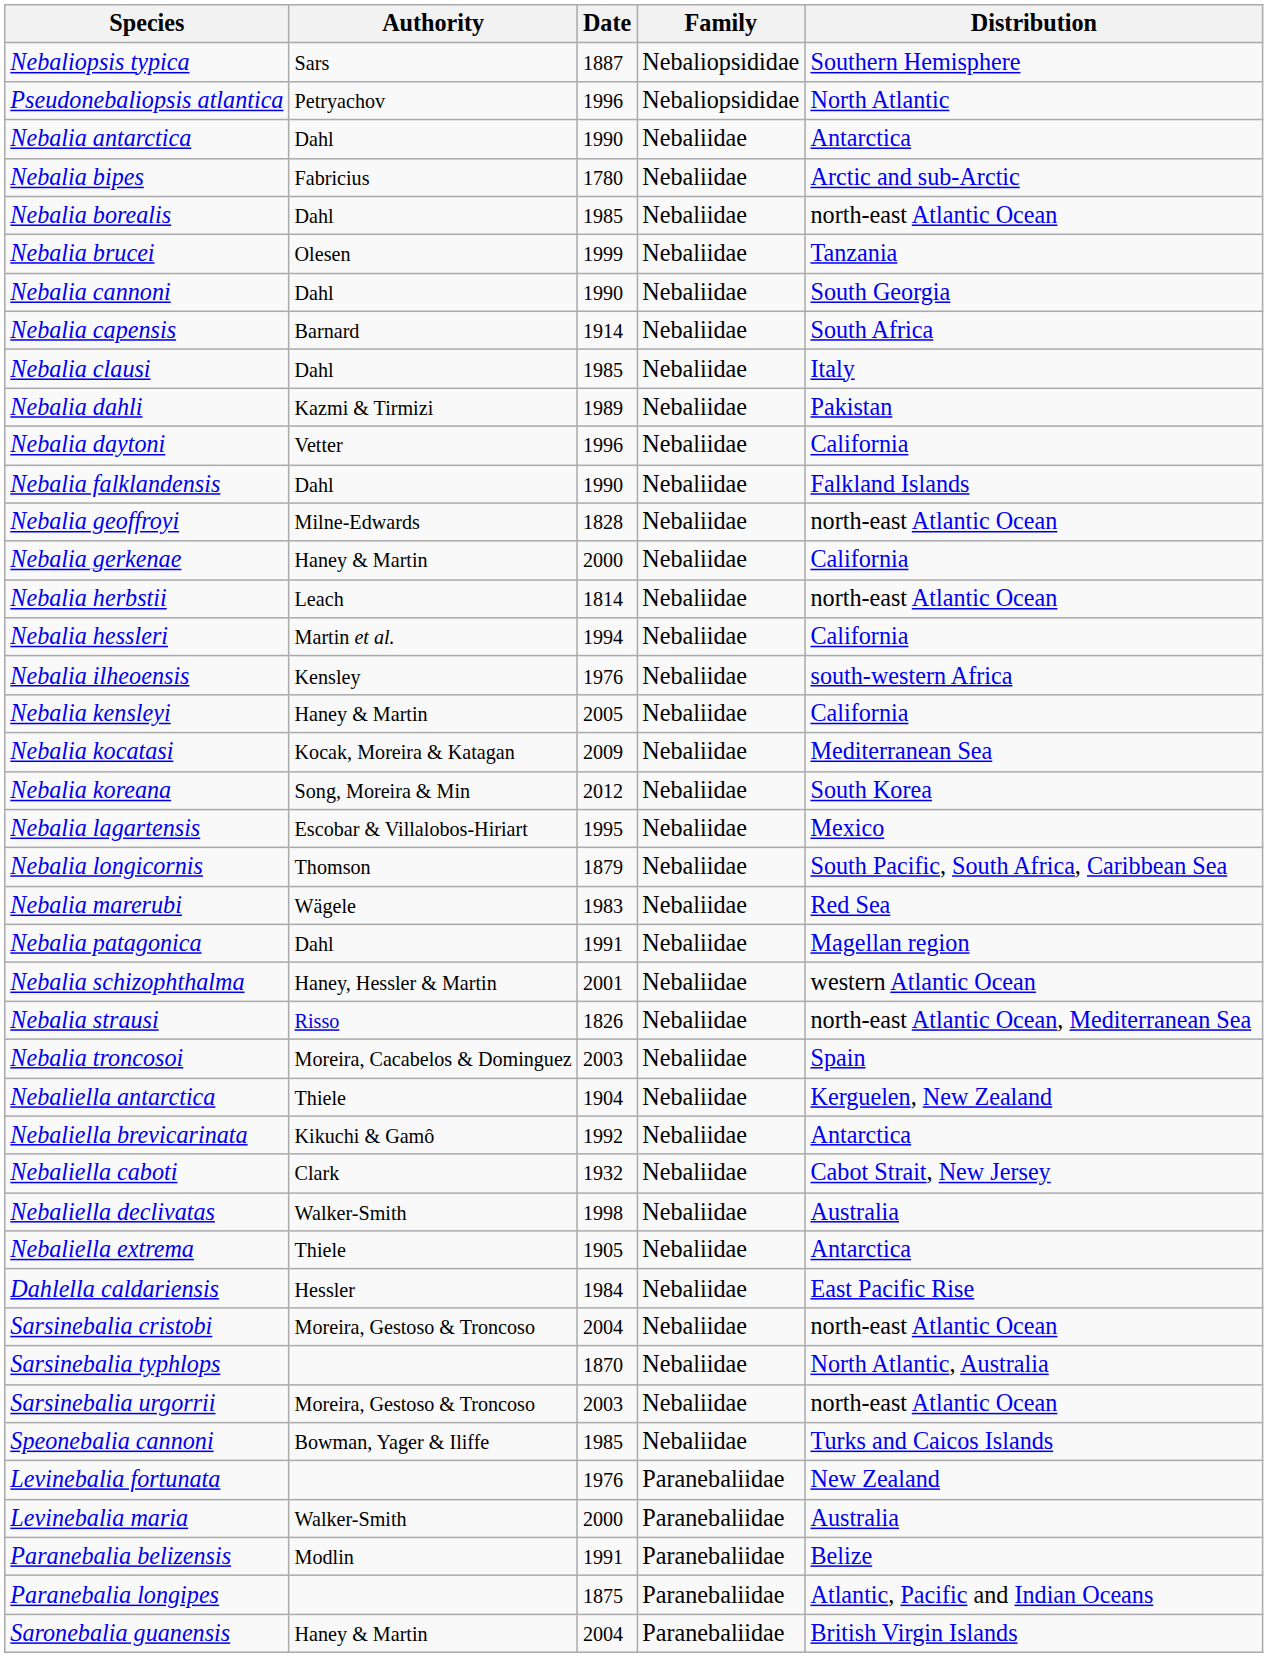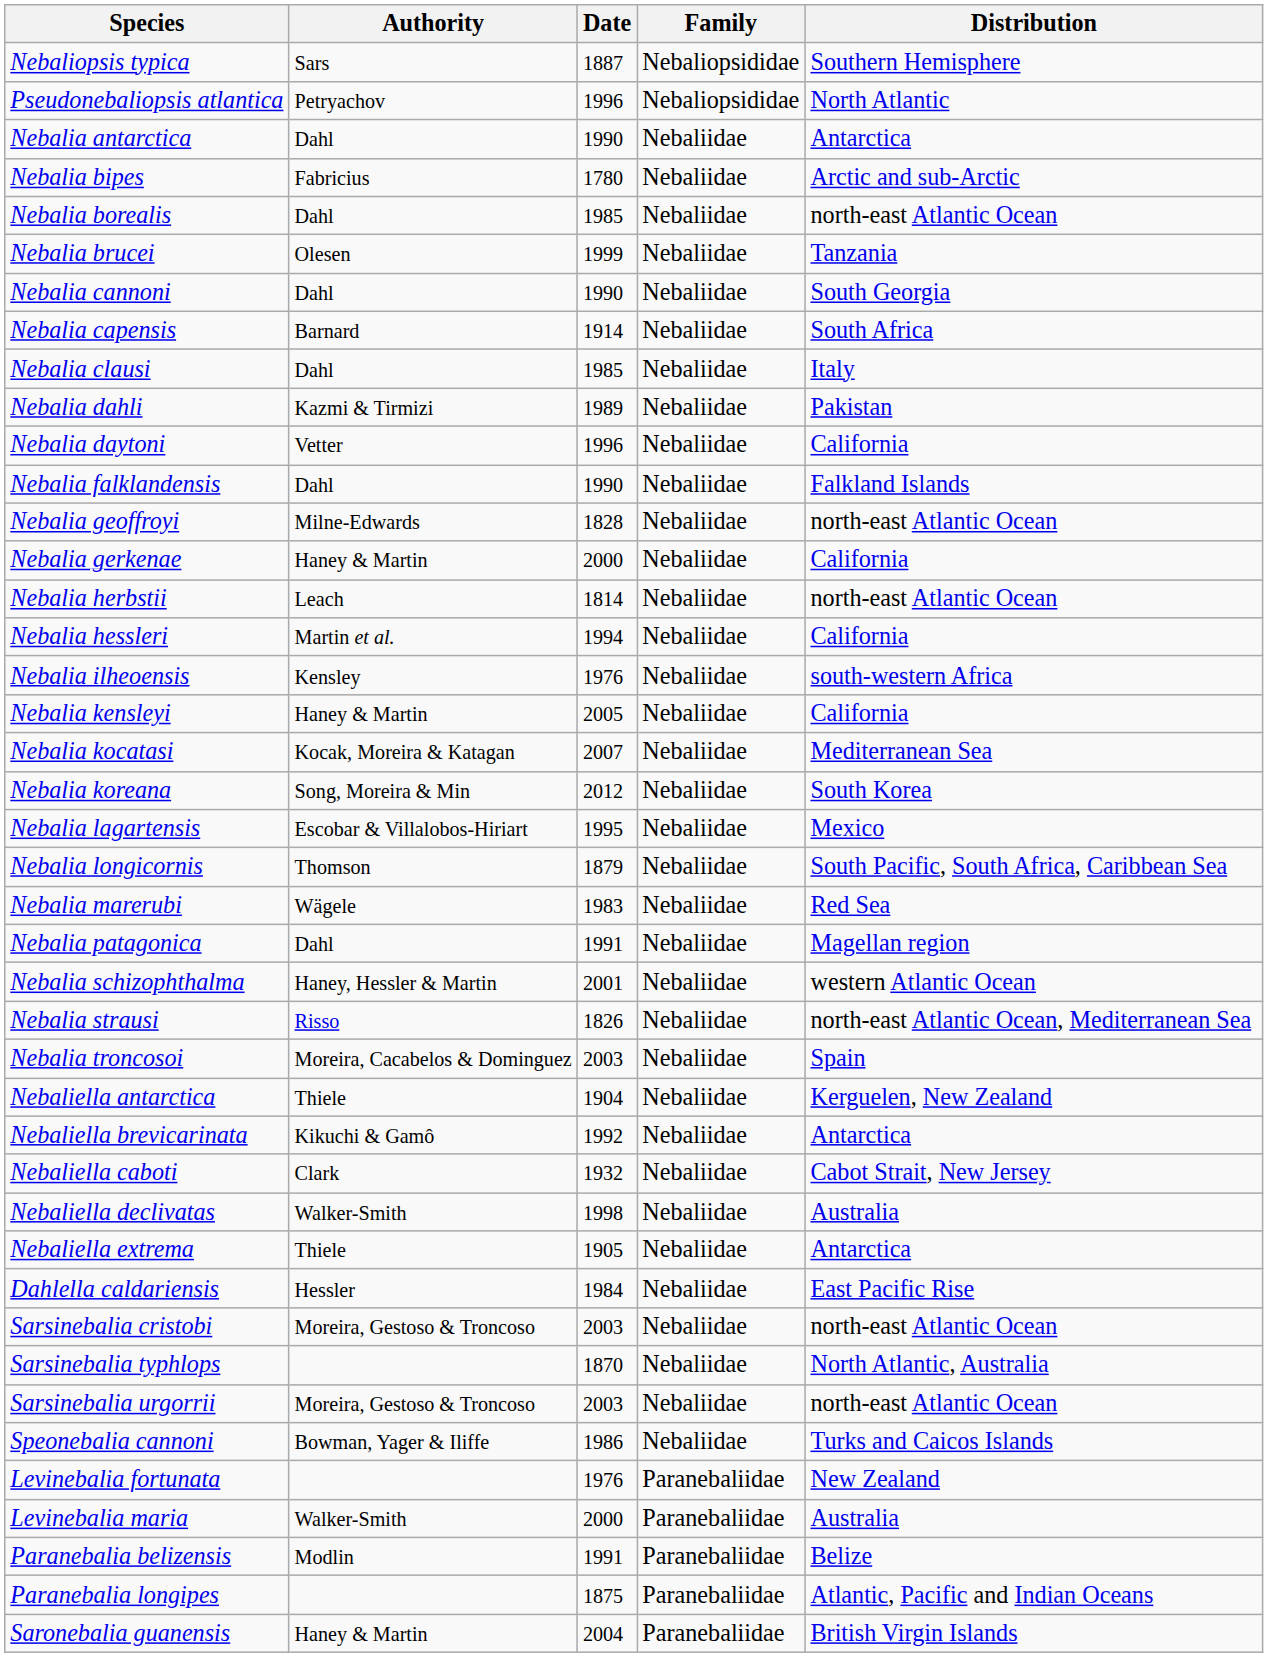(603, 753) 2009 -> (603, 753) 2007
(603, 1327) 2004 -> (603, 1327) 2003
(603, 1442) 1985 -> (603, 1442) 1986
